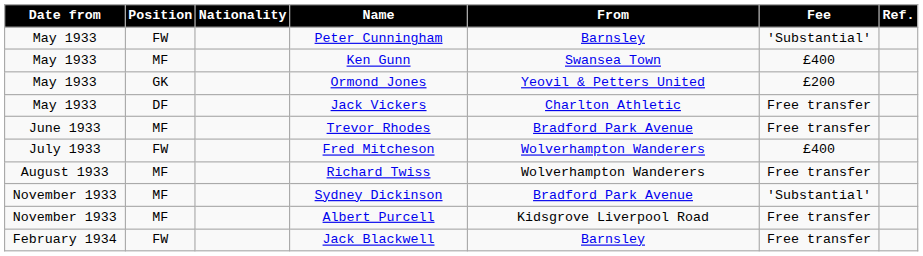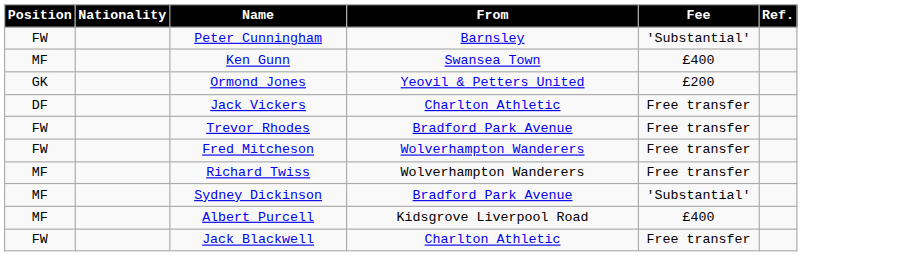- column: (65, 15)
(160, 128) MF -> (40, 128) FW
(819, 150) £400 -> (699, 150) Free transfer
(819, 217) Free transfer -> (699, 217) £400
(613, 240) Barnsley -> (493, 240) Charlton Athletic
